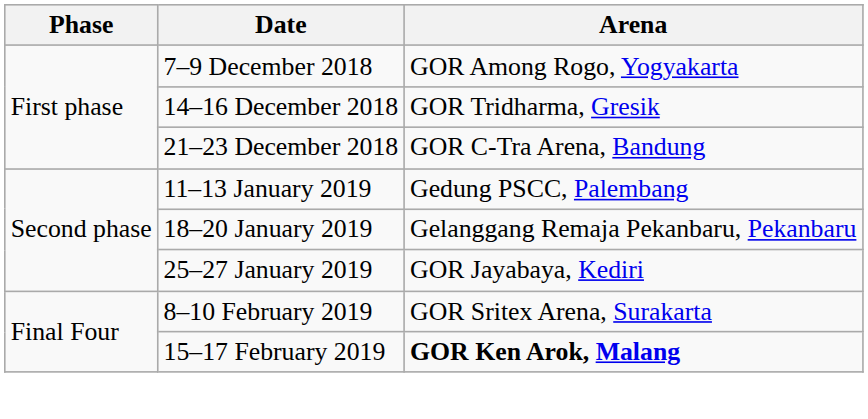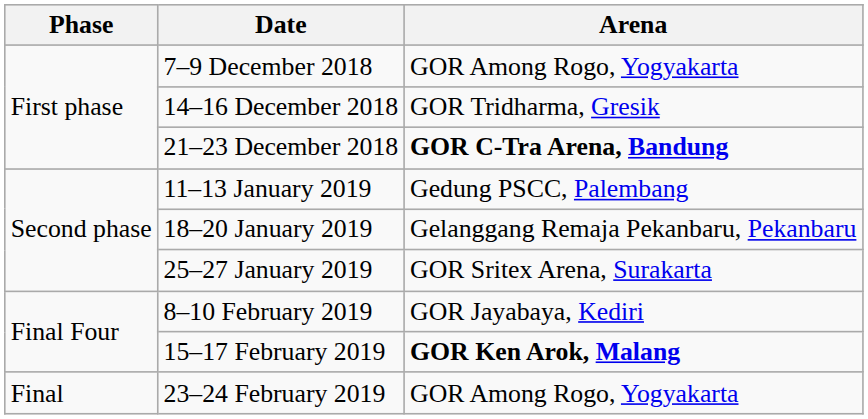(558, 147) normal -> (569, 147) bold
(527, 270) GOR Jayabaya, Kediri -> (561, 270) GOR Sritex Arena, Surakarta
(561, 310) GOR Sritex Arena, Surakarta -> (527, 310) GOR Jayabaya, Kediri
+ row: (274, 392)
